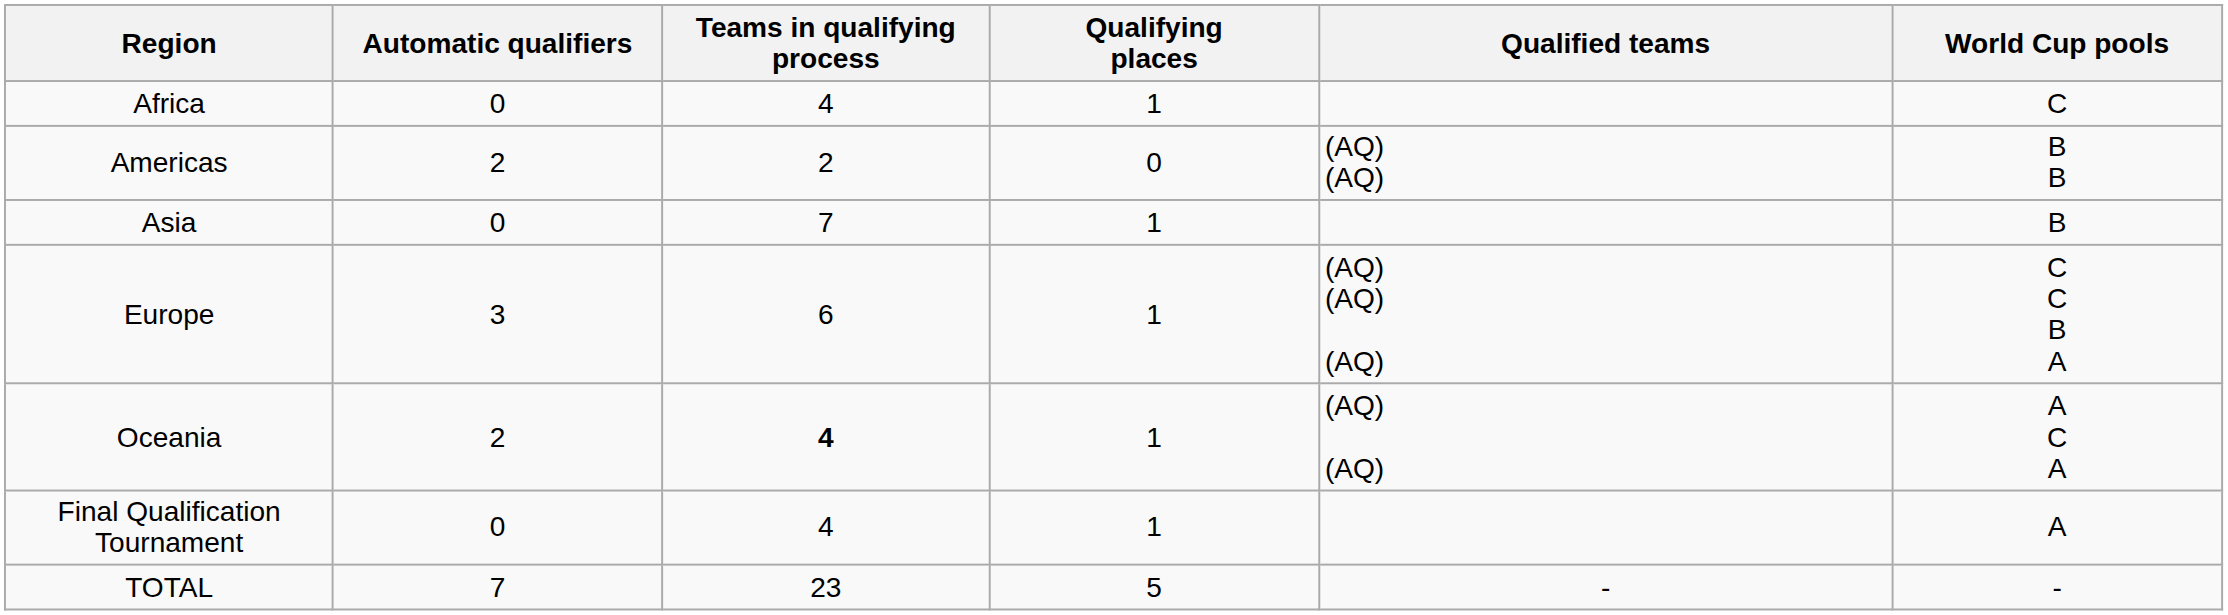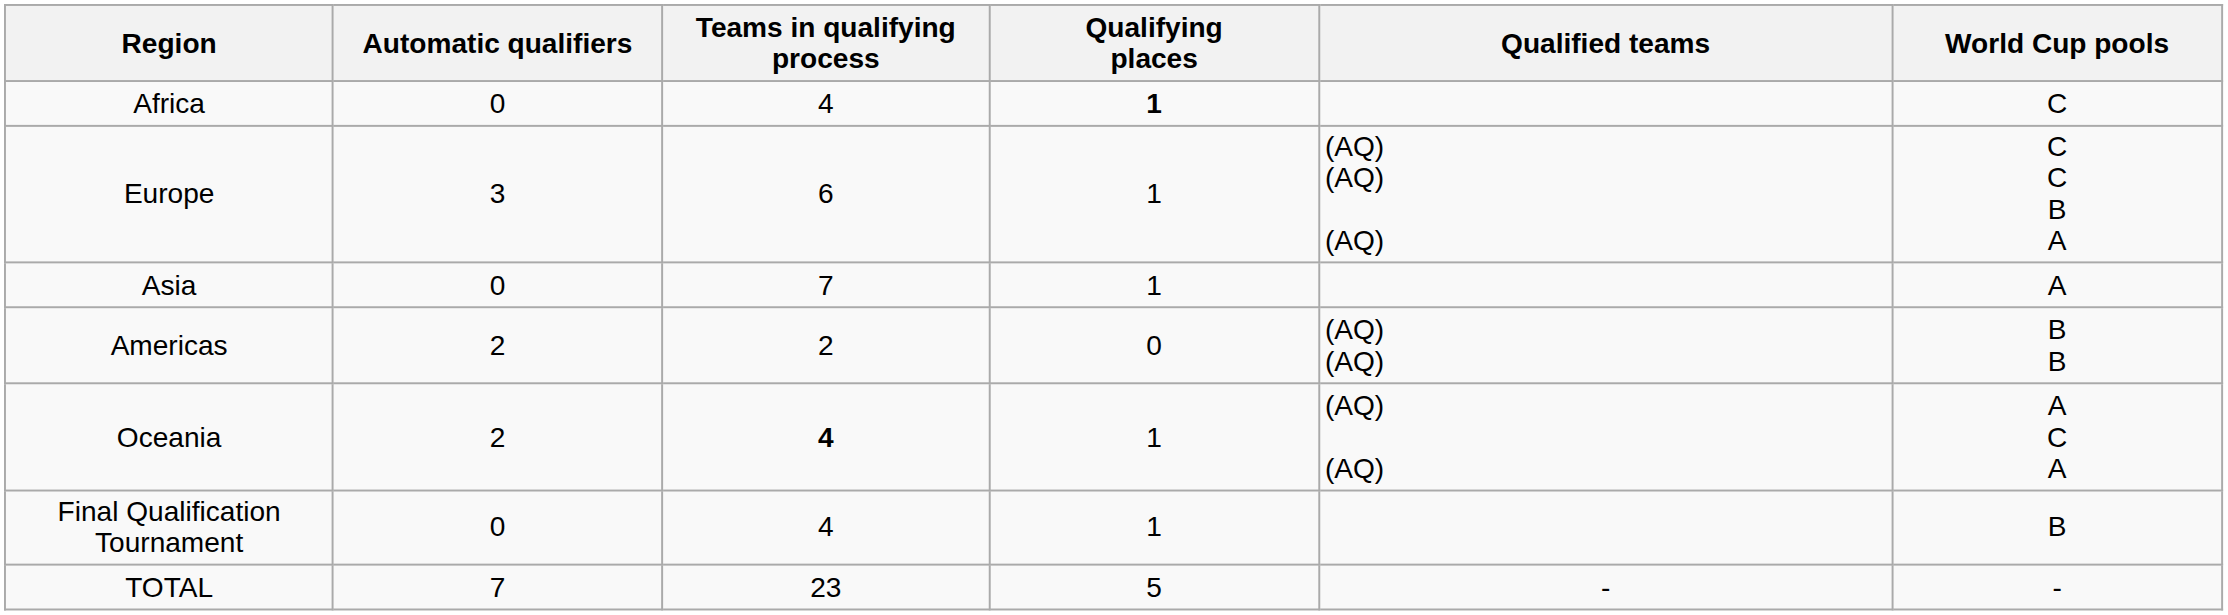(1154, 103) normal -> (1154, 103) bold
rows swapped: (169, 163) <-> (169, 314)
(2057, 223) B -> (2057, 285) A
(2057, 528) A -> (2057, 528) B
